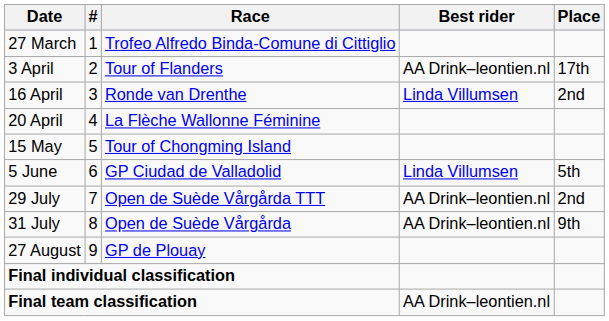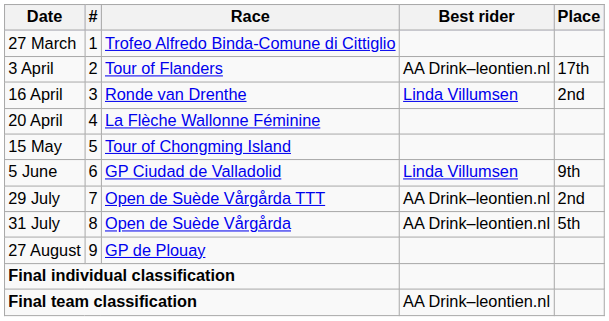(569, 172) 5th -> (569, 172) 9th
(569, 224) 9th -> (569, 224) 5th
